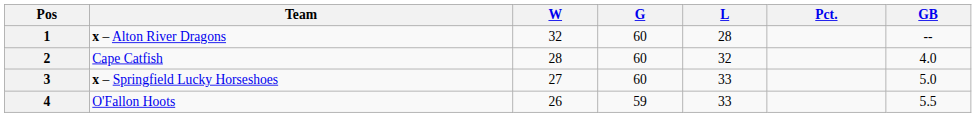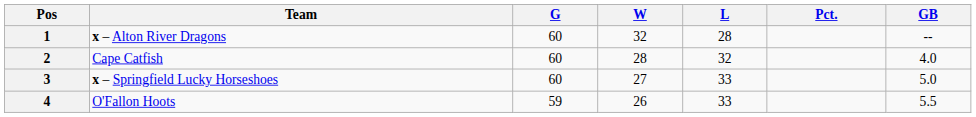columns swapped: (640, 15) <-> (555, 15)
